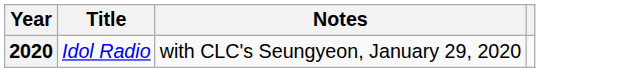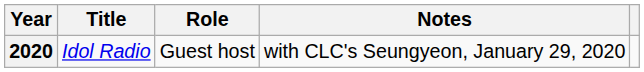+ column: (207, 20)
